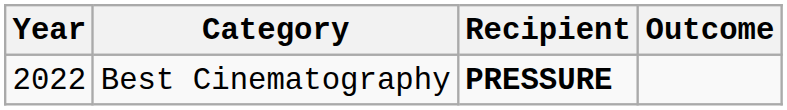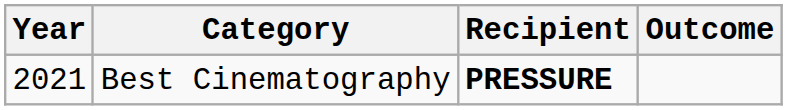(49, 80) 2022 -> (49, 80) 2021
